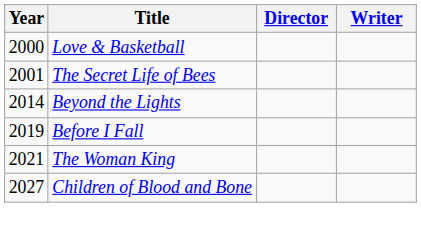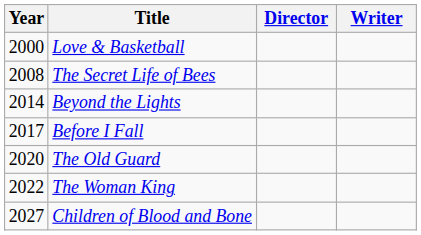(26, 74) 2001 -> (26, 74) 2008
(26, 131) 2019 -> (26, 131) 2017
+ row: (106, 159)
(26, 159) 2021 -> (26, 187) 2022
